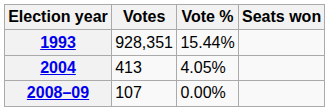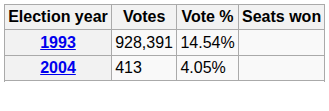(144, 42) 928,351 -> (144, 42) 928,391
(208, 42) 15.44% -> (208, 42) 14.54%
- row: (58, 93)
